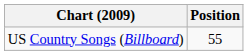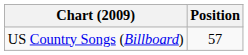(215, 38) 55 -> (215, 38) 57
